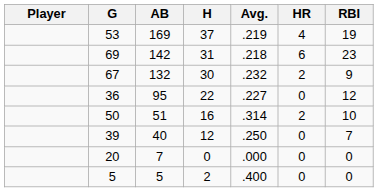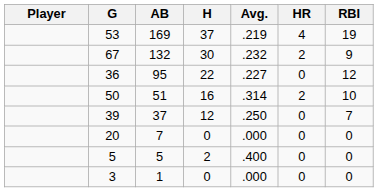- row: (112, 55)
(160, 136) 40 -> (160, 116) 37
+ row: (112, 177)
